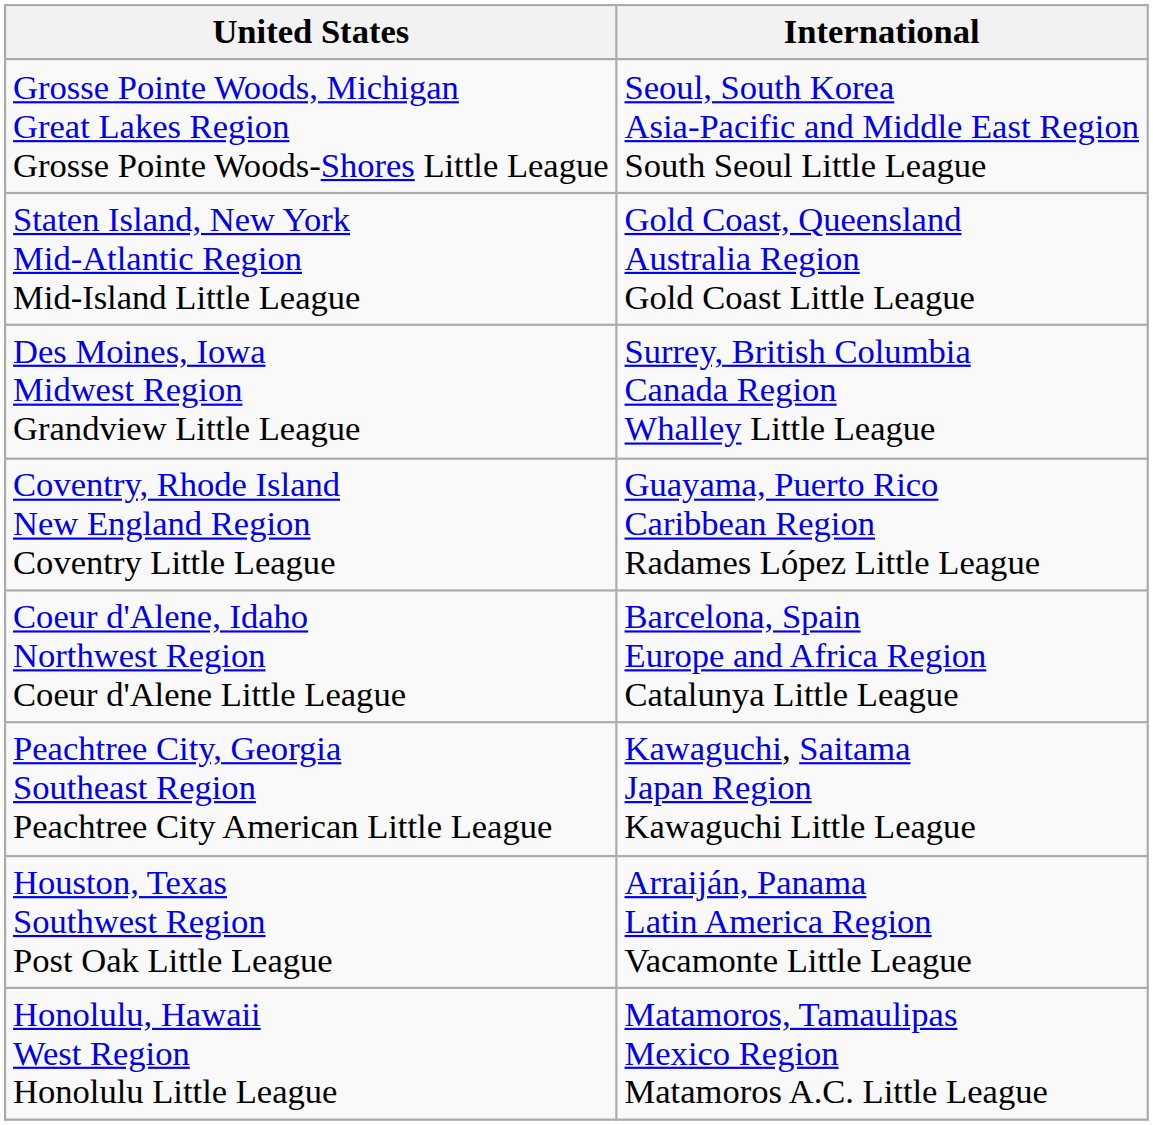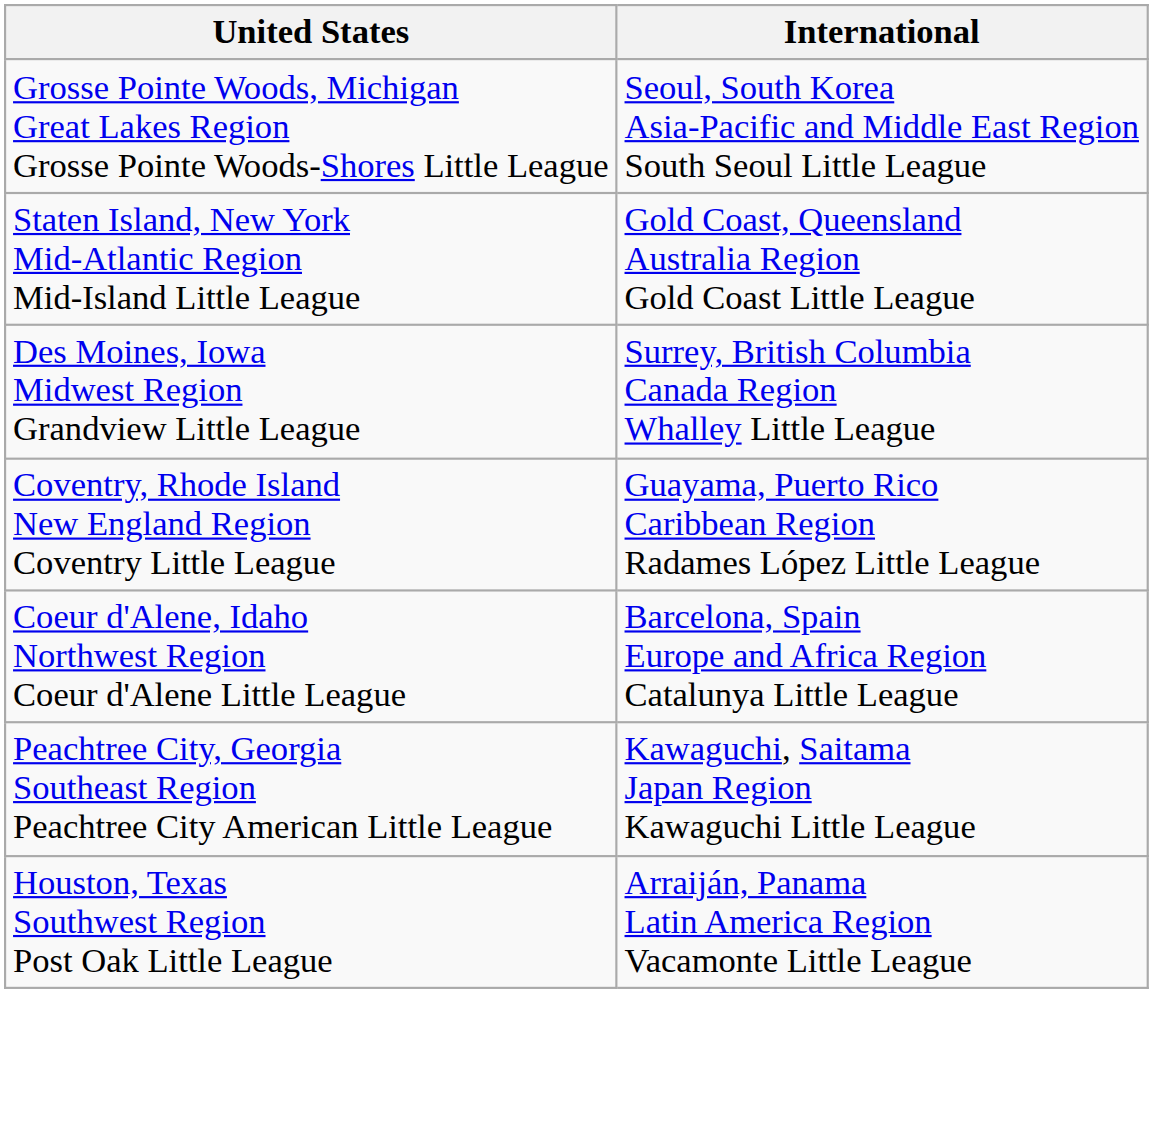- row: (175, 1053)
